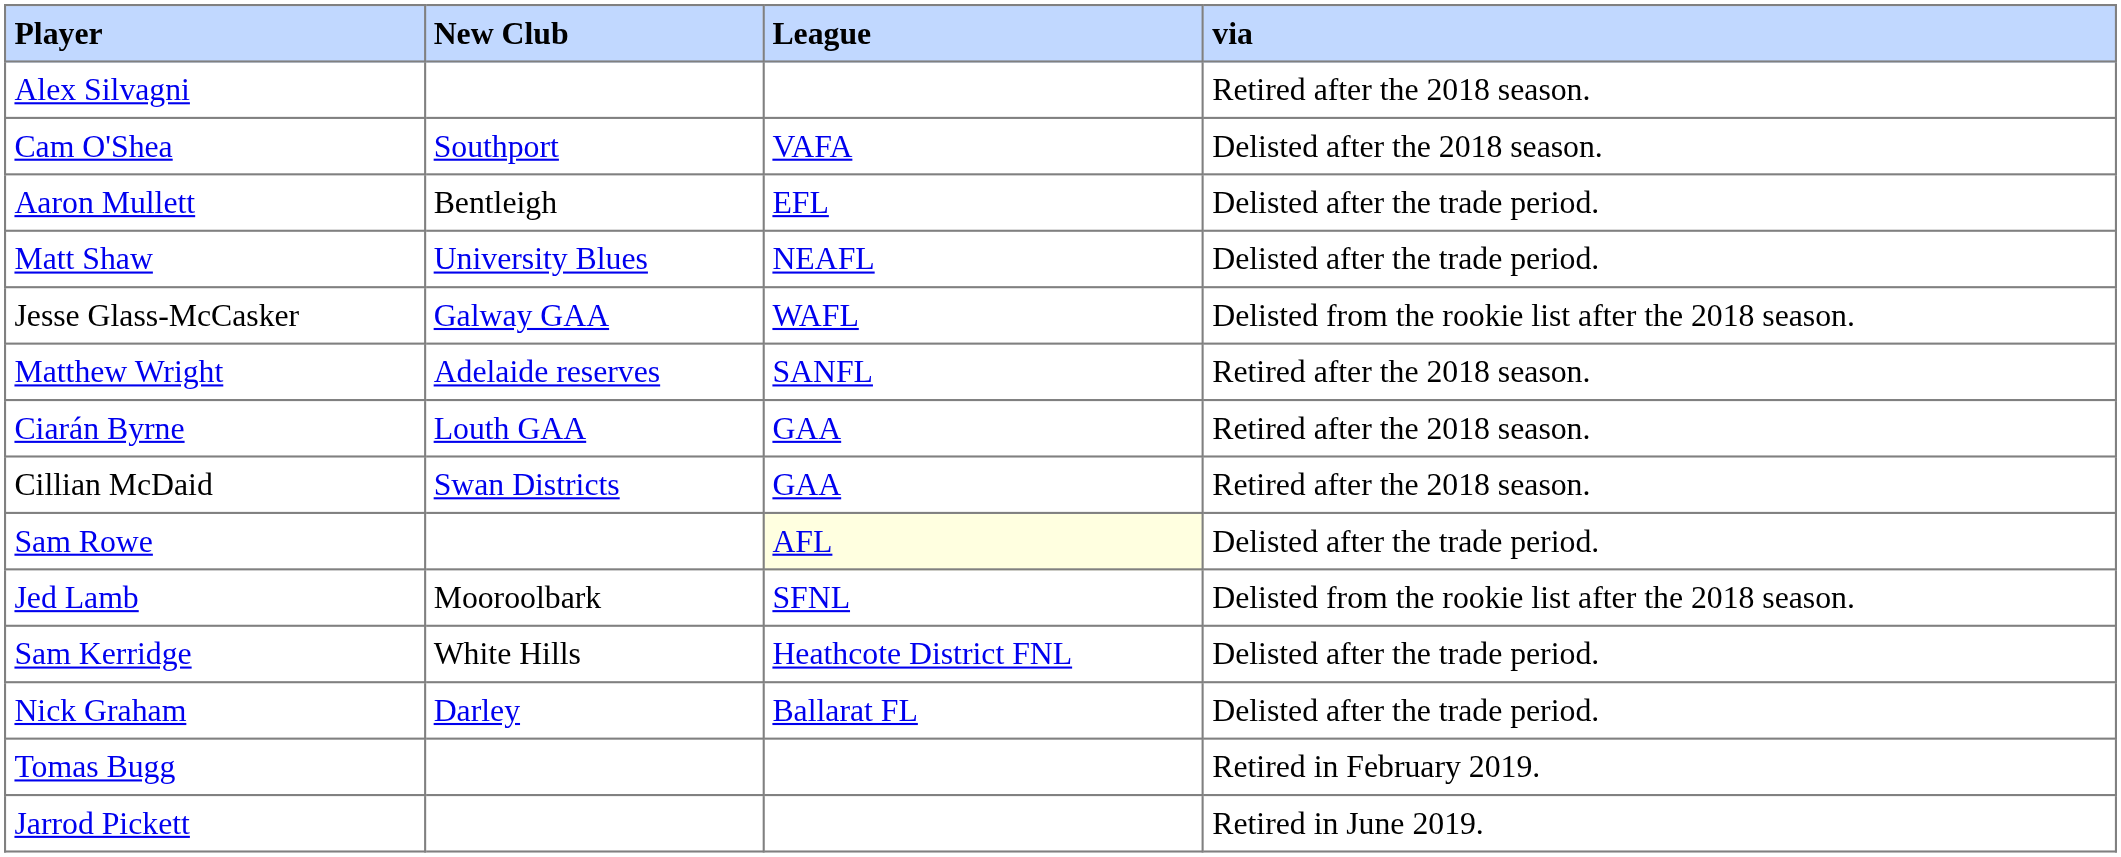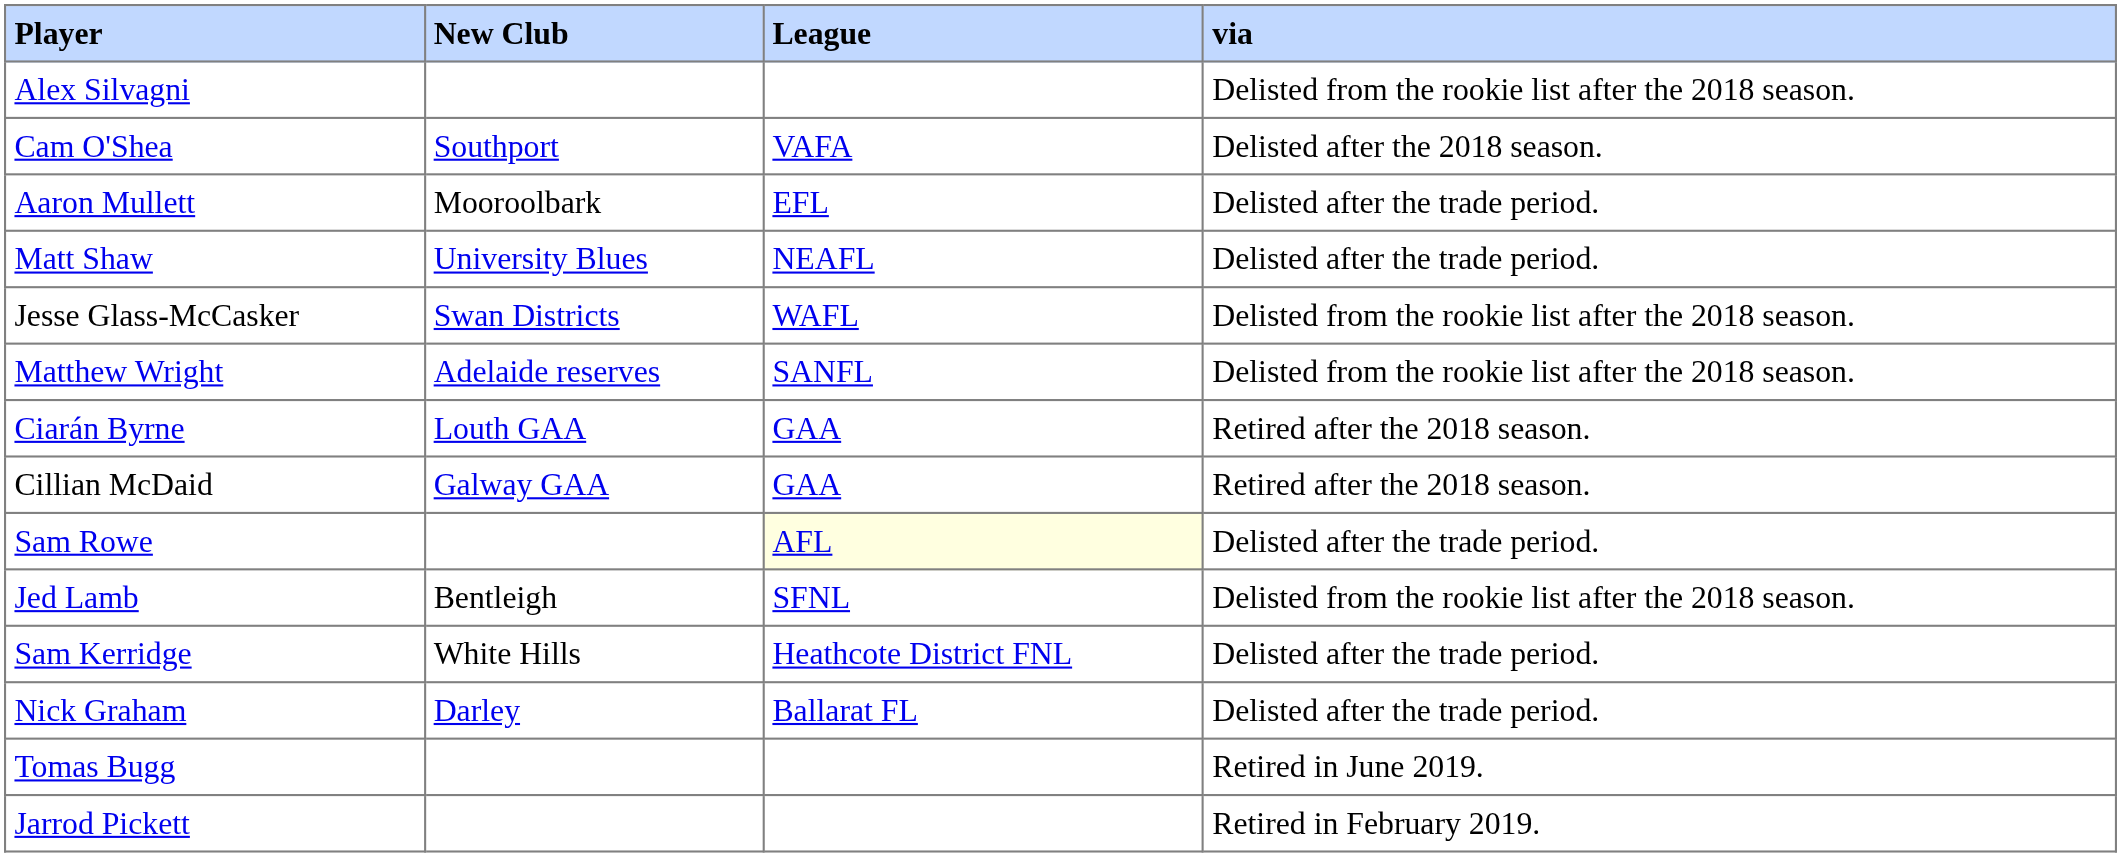(1401, 89) Retired after the 2018 season. -> (1534, 89) Delisted from the rookie list after the 2018 season.
(495, 202) Bentleigh -> (517, 202) Mooroolbark
(521, 314) Galway GAA -> (527, 314) Swan Districts
(1401, 371) Retired after the 2018 season. -> (1534, 371) Delisted from the rookie list after the 2018 season.
(527, 484) Swan Districts -> (521, 484) Galway GAA
(517, 597) Mooroolbark -> (495, 597) Bentleigh
(1376, 766) Retired in February 2019. -> (1348, 766) Retired in June 2019.
(1348, 822) Retired in June 2019. -> (1376, 822) Retired in February 2019.
